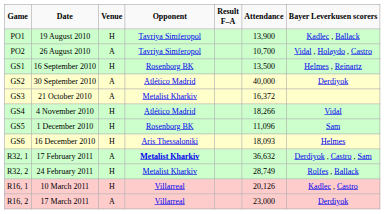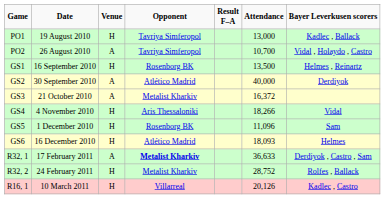(264, 36) 13,900 -> (264, 36) 13,000
(170, 111) Atlético Madrid -> (170, 111) Aris Thessaloniki
(170, 141) Aris Thessaloniki -> (170, 141) Atlético Madrid
(264, 156) 36,632 -> (264, 156) 36,633
(264, 171) 28,749 -> (264, 171) 28,752
- row: (18, 201)
